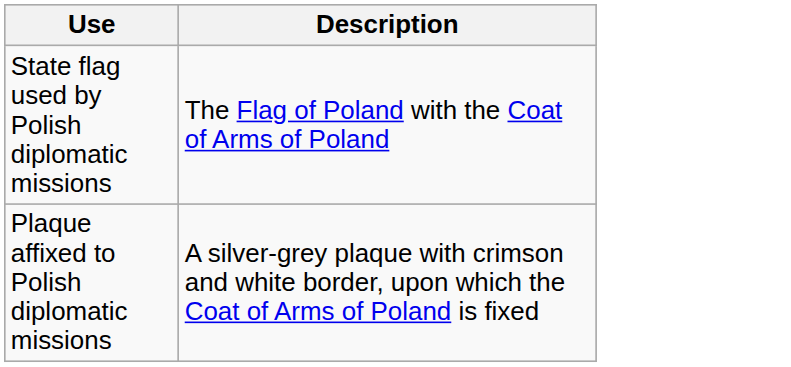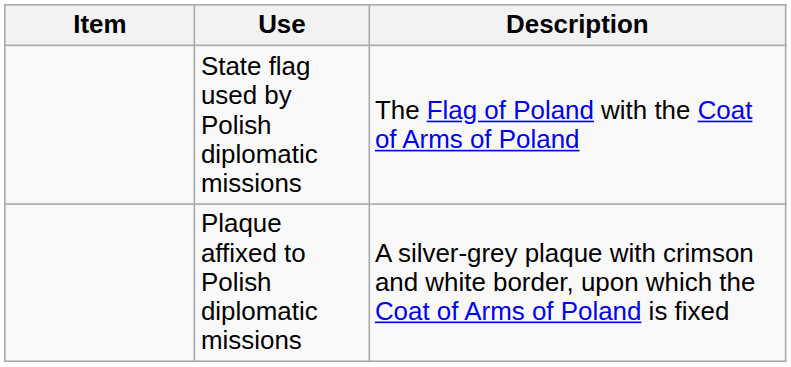+ column: (100, 25)
